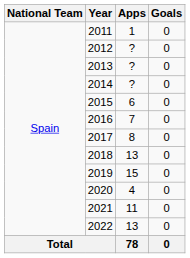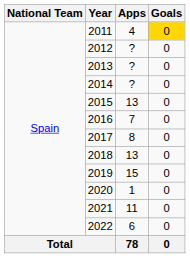(132, 31) 1 -> (132, 31) 4
(167, 31) no background -> (167, 31) gold background
(132, 102) 6 -> (132, 102) 13
(132, 191) 4 -> (132, 191) 1
(132, 226) 13 -> (132, 226) 6
